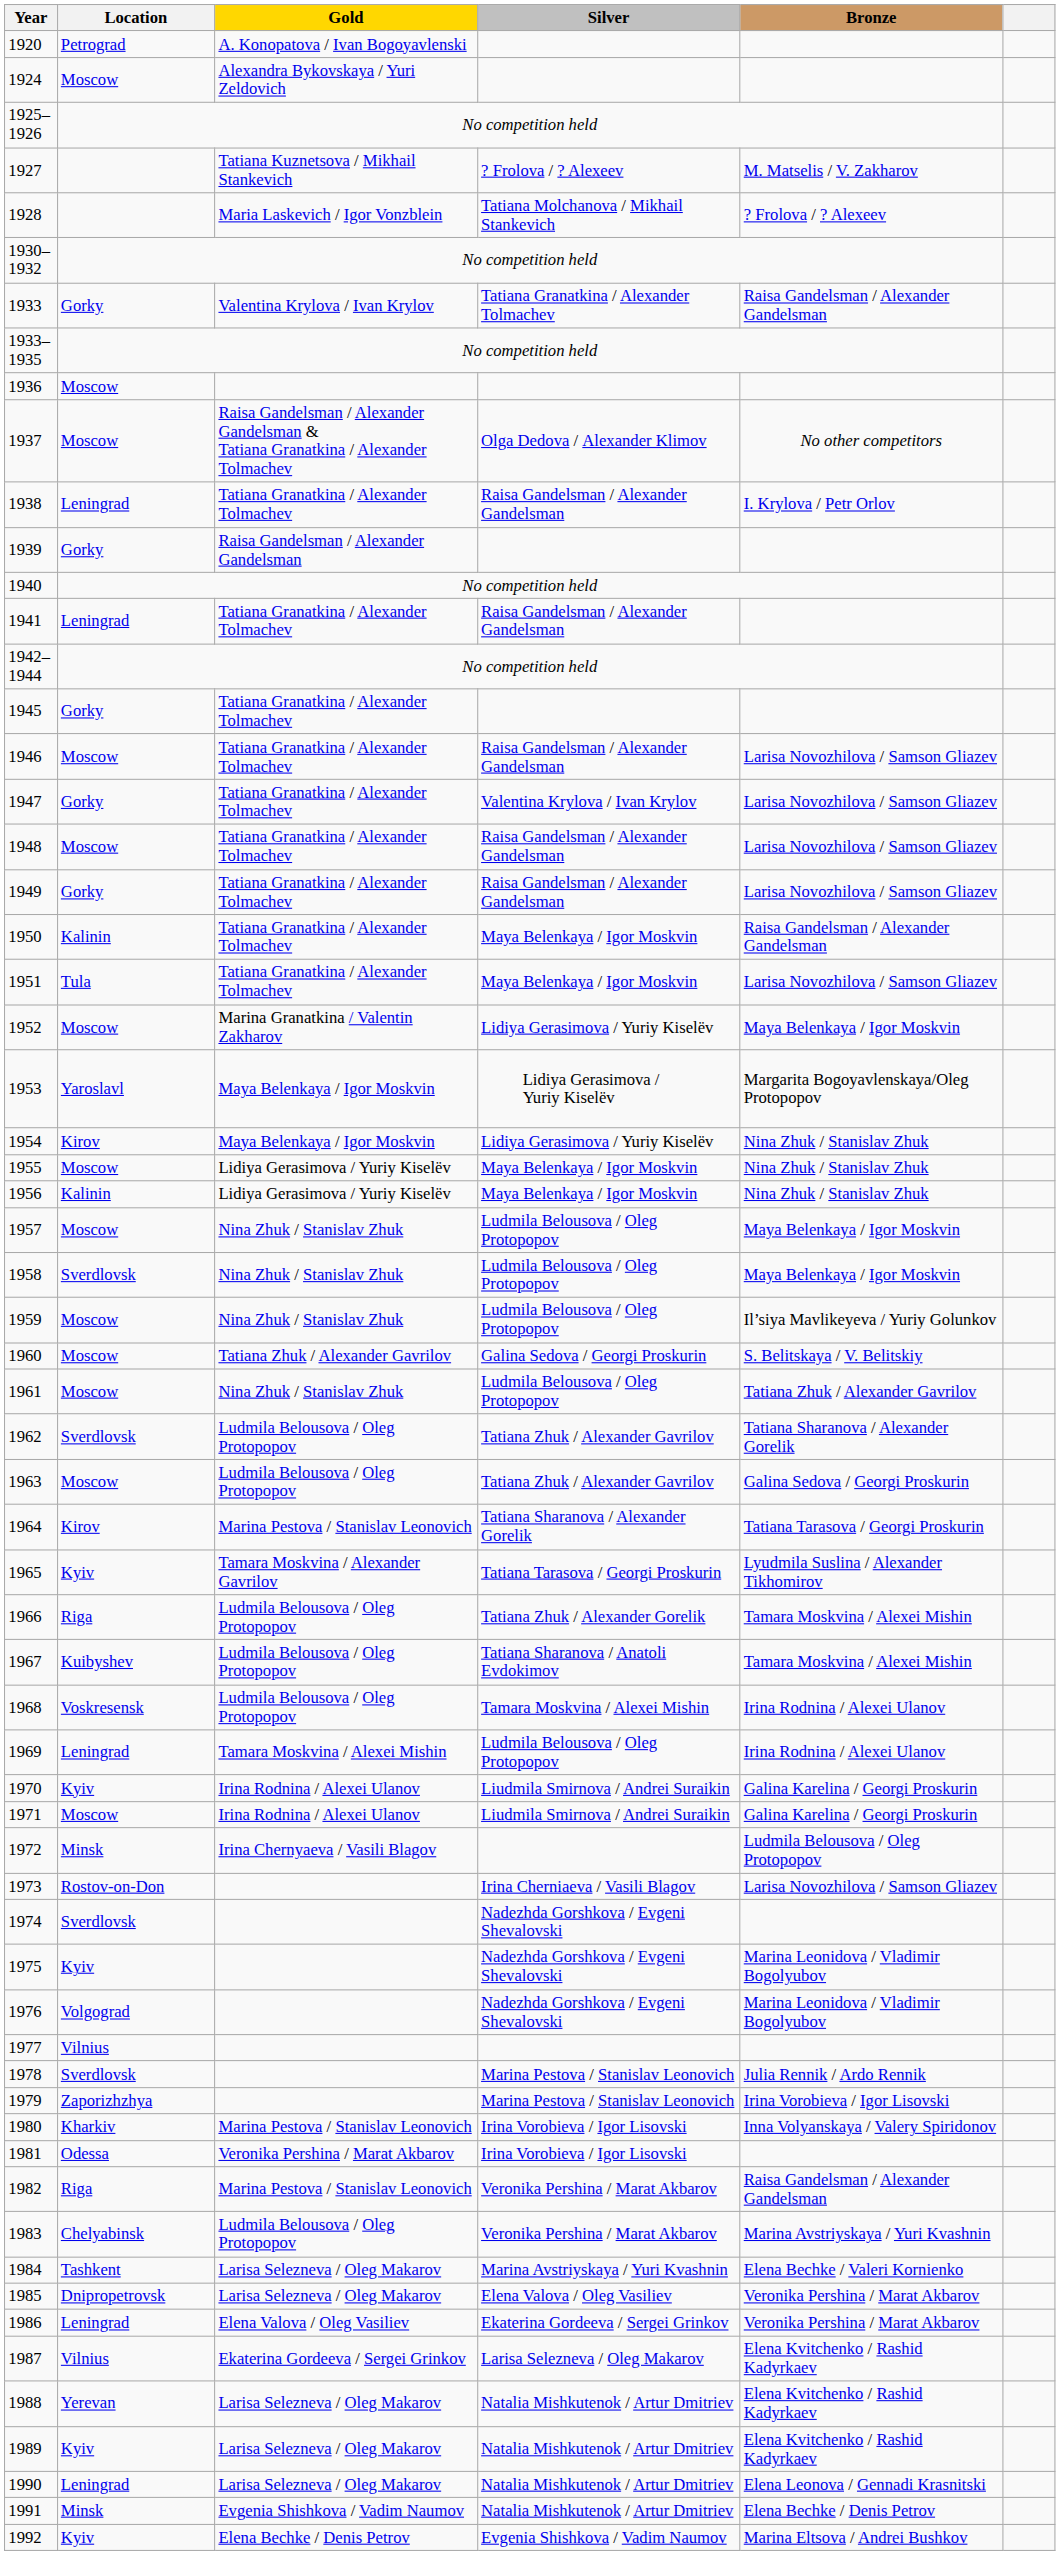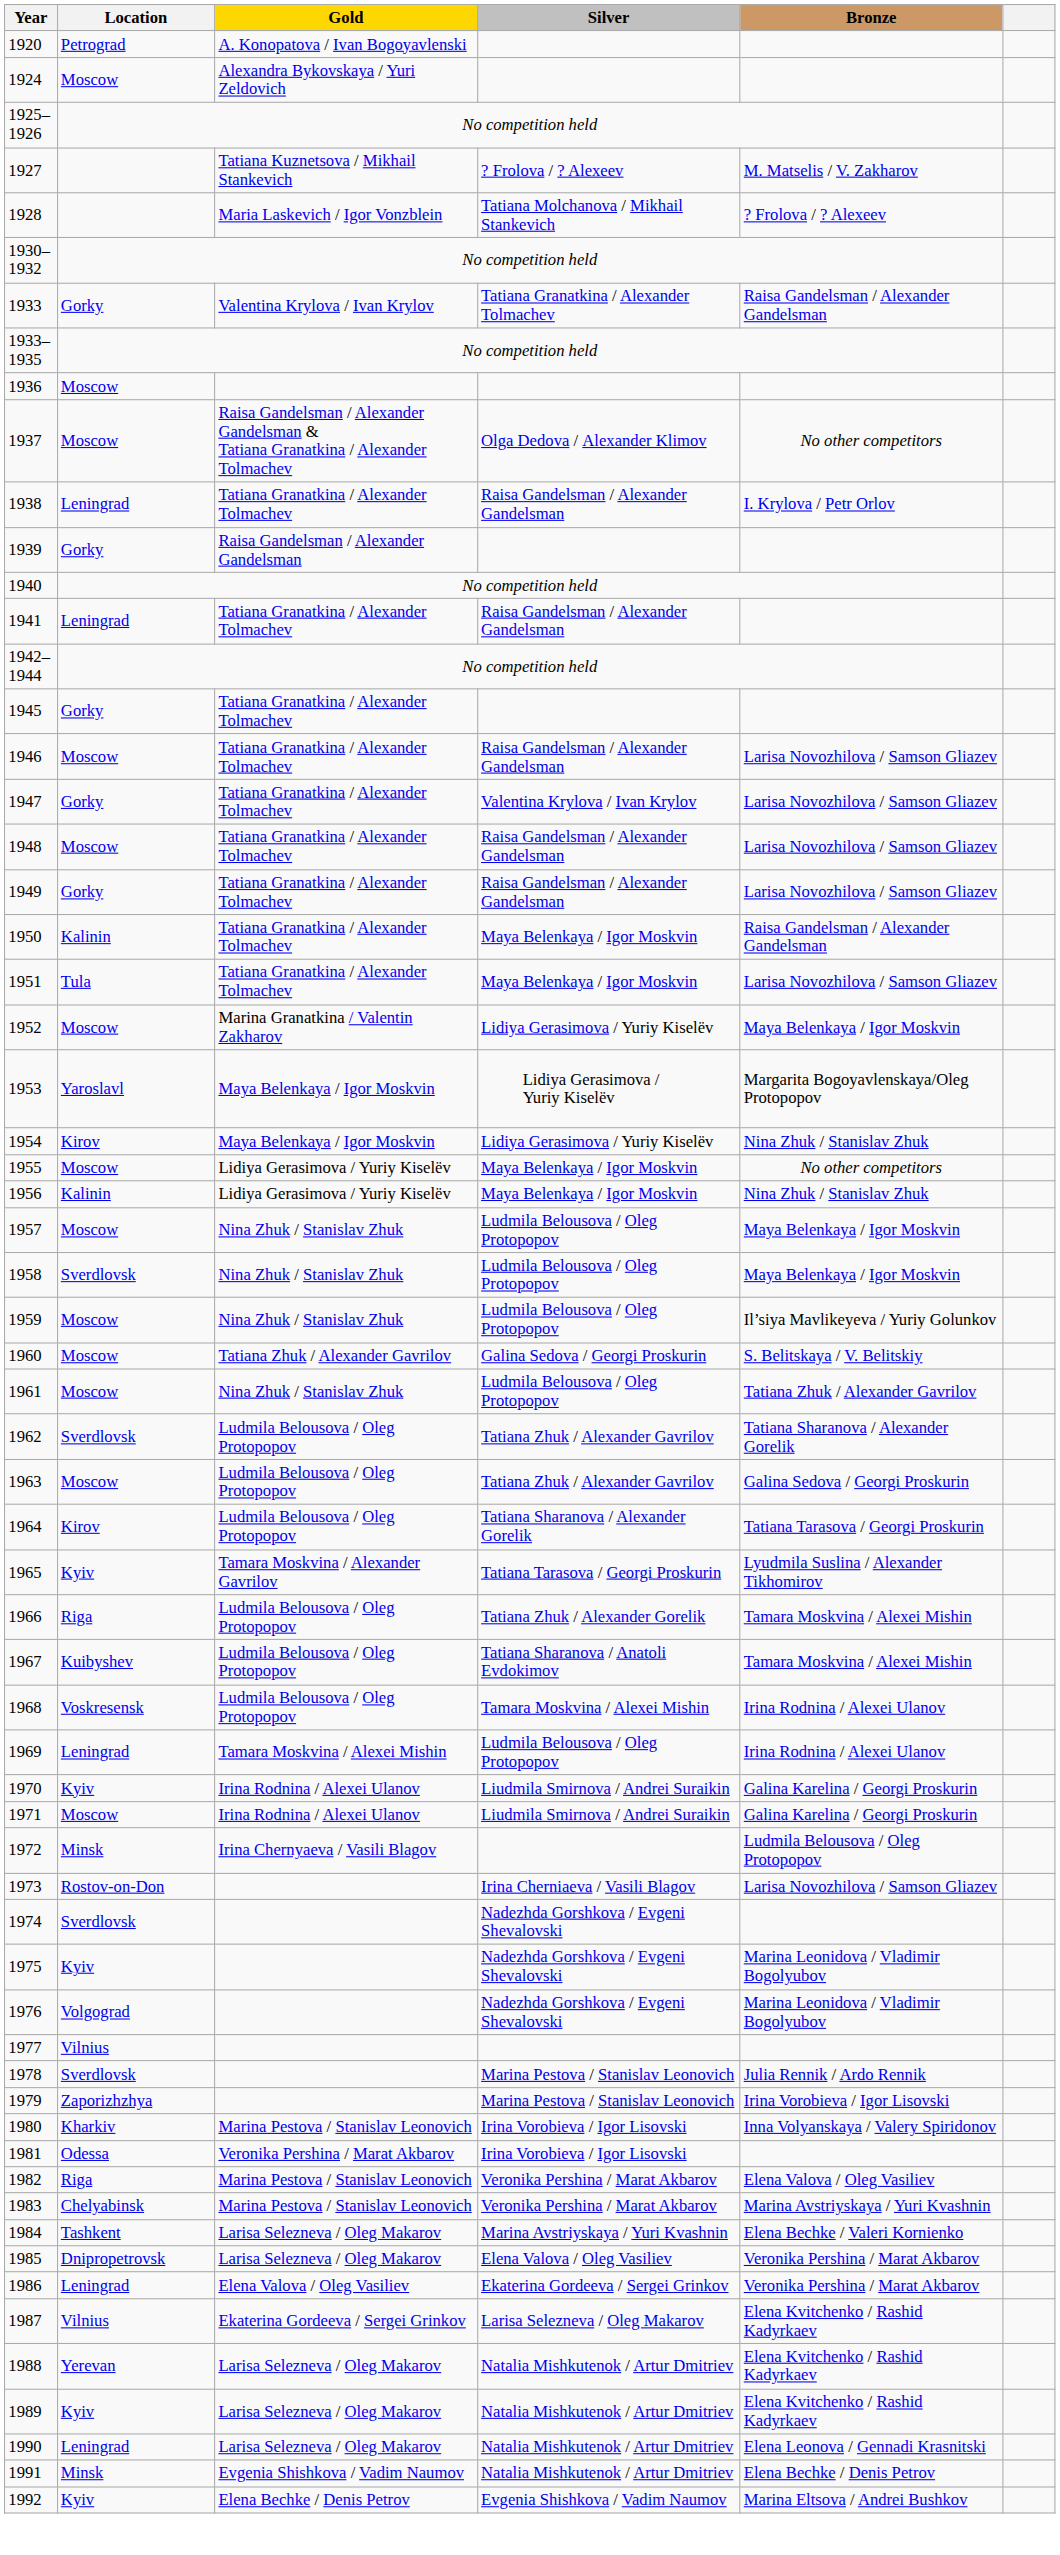(836, 1167) Nina Zhuk / Stanislav Zhuk -> (871, 1167) No other competitors
(345, 1526) Marina Pestova / Stanislav Leonovich -> (307, 1526) Ludmila Belousova / Oleg Protopopov
(847, 2189) Raisa Gandelsman / Alexander Gandelsman -> (839, 2179) Elena Valova / Oleg Vasiliev
(307, 2234) Ludmila Belousova / Oleg Protopopov -> (345, 2206) Marina Pestova / Stanislav Leonovich
